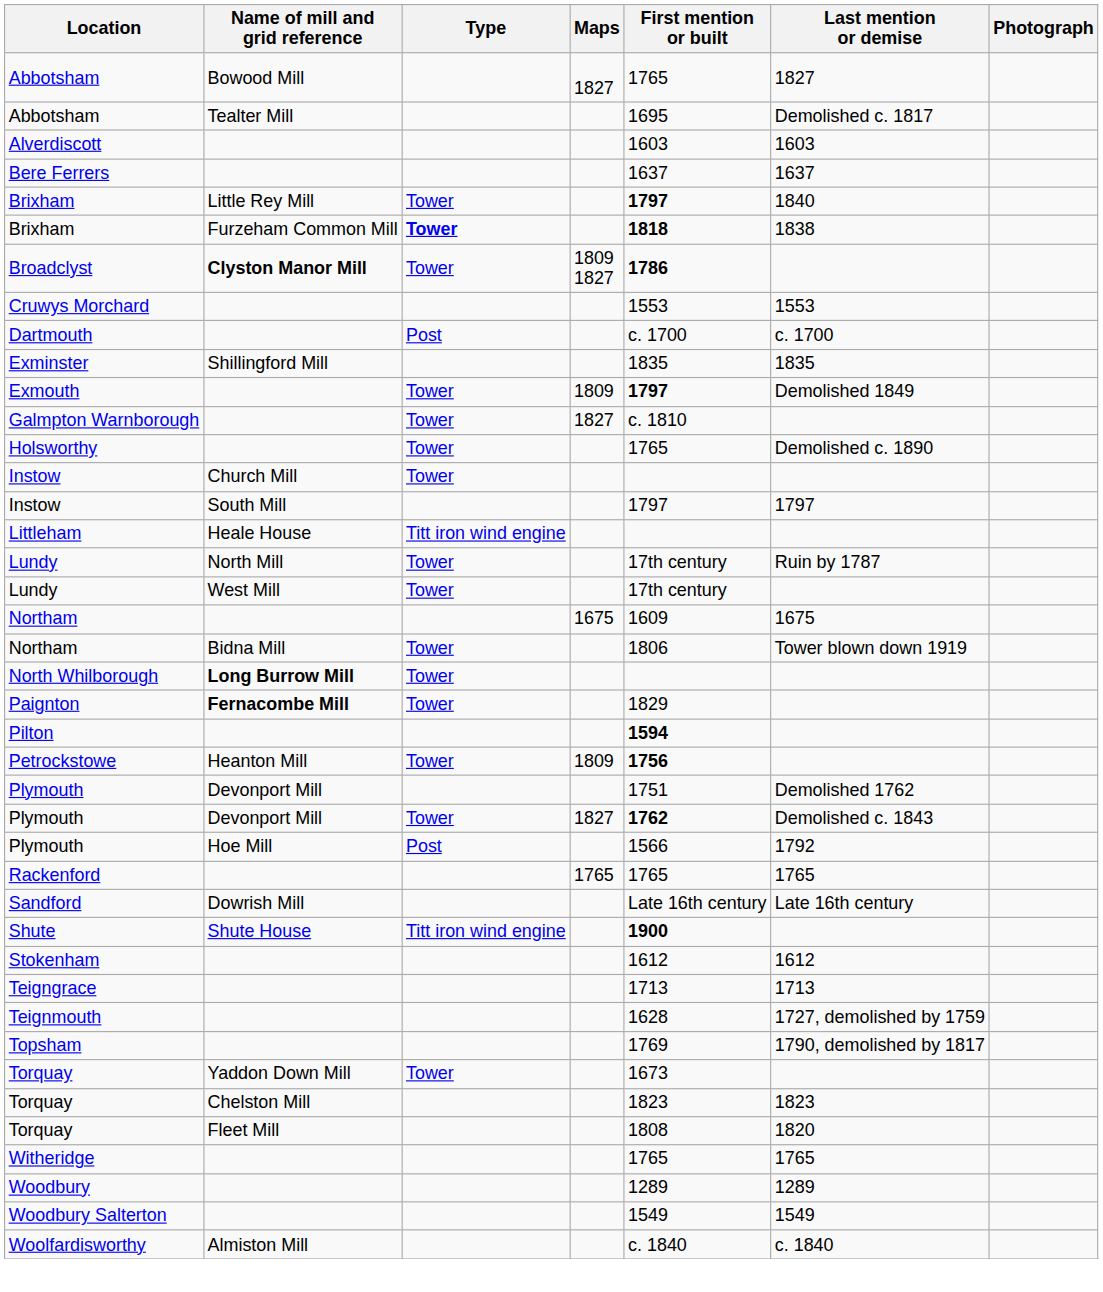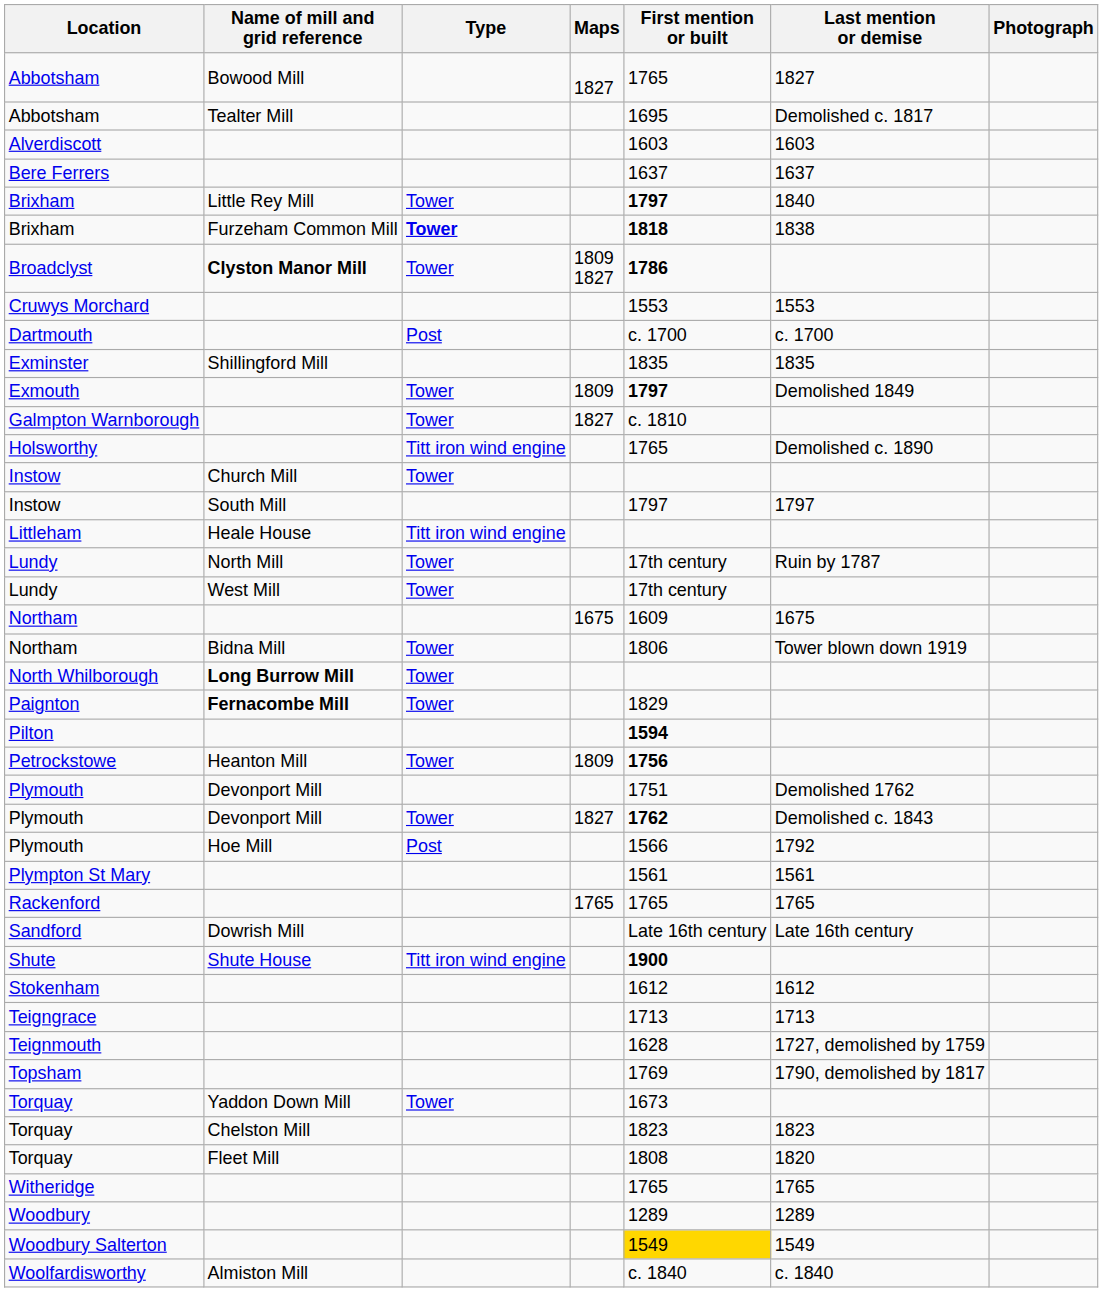(430, 448) Tower -> (486, 448) Titt iron wind engine
+ row: (79, 874)
(648, 1215) no background -> (648, 1244) gold background
